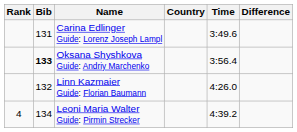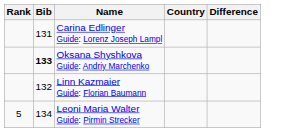- column: (223, 12)
(19, 114) 4 -> (19, 114) 5
